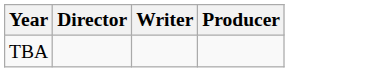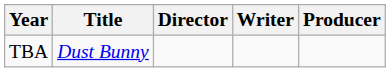+ column: (103, 19)
